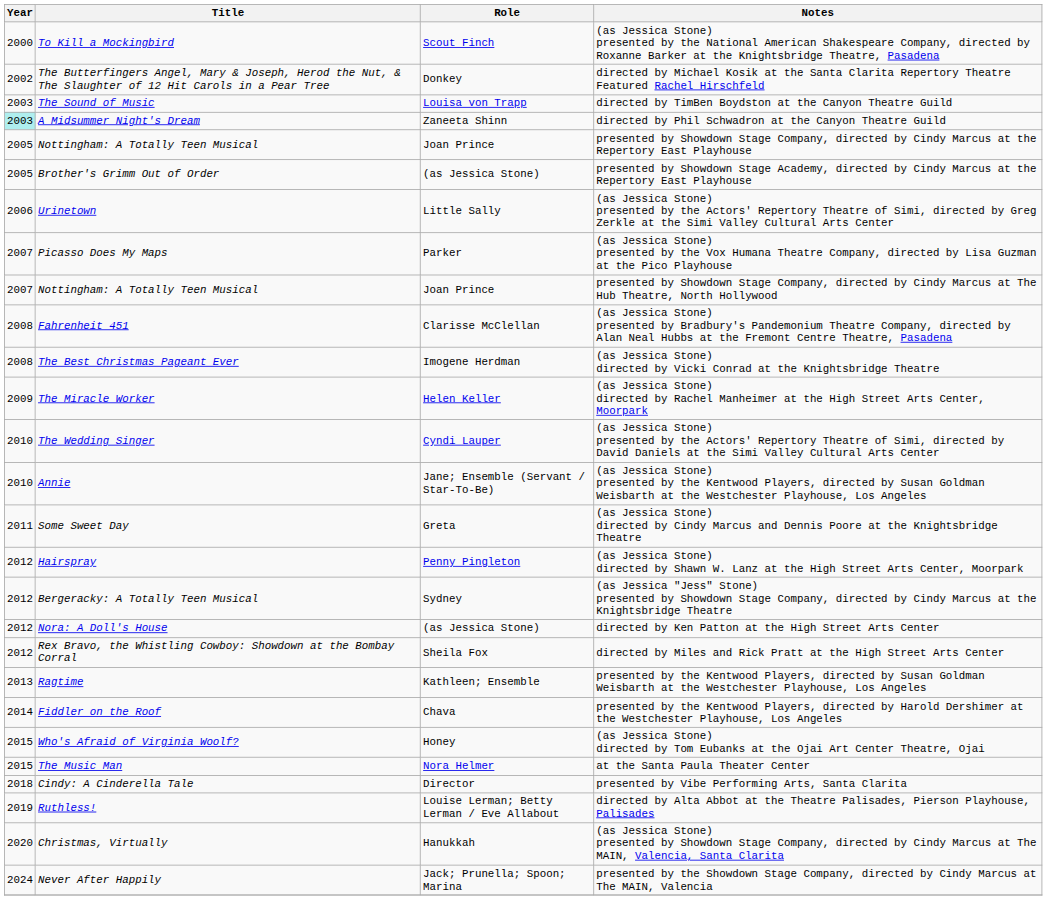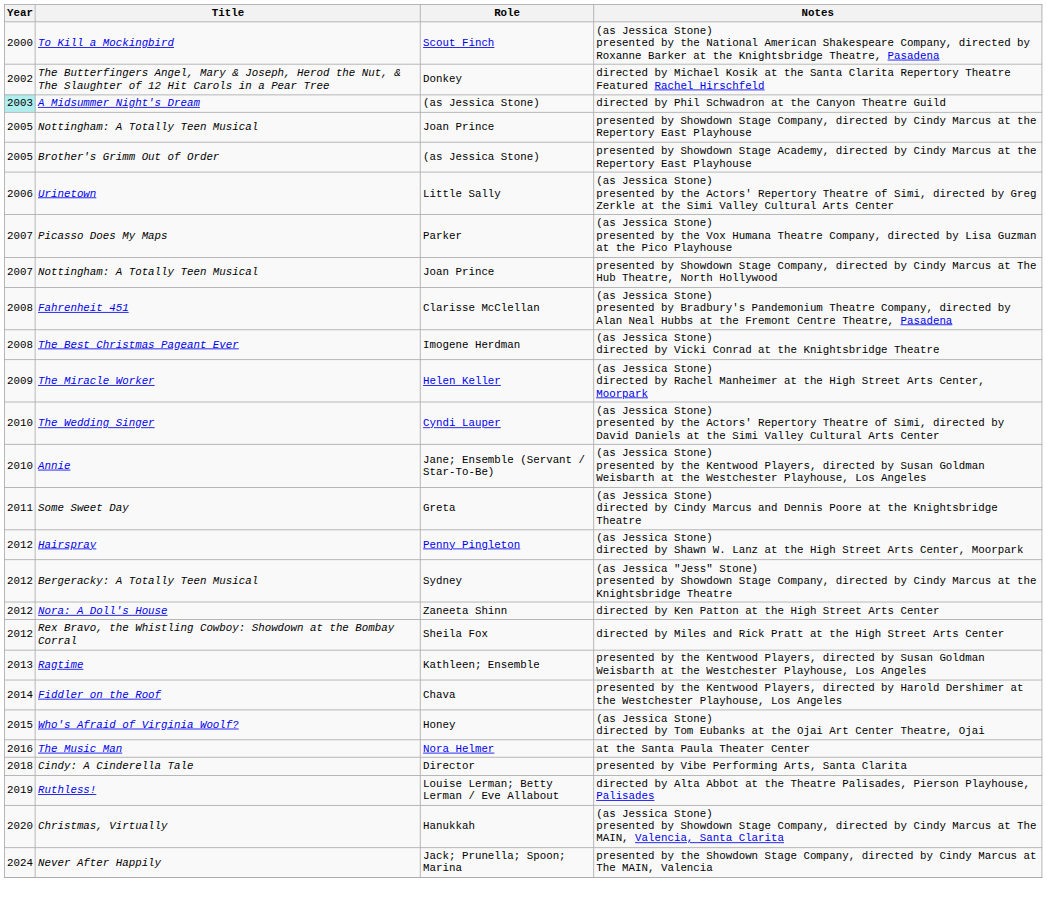- row: (774, 103)
(465, 121) Zaneeta Shinn -> (481, 103) (as Jessica Stone)
(481, 629) (as Jessica Stone) -> (465, 611) Zaneeta Shinn
(20, 766) 2015 -> (20, 749) 2016
